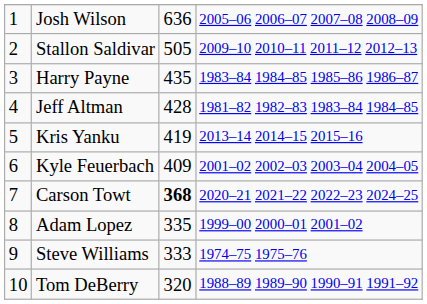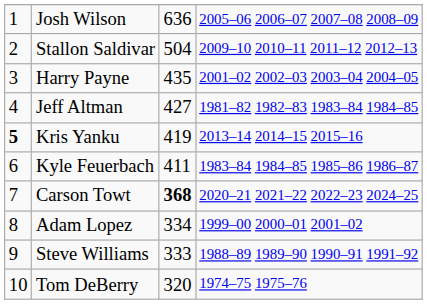(178, 48) 505 -> (178, 48) 504
(309, 78) 1983–84 1984–85 1985–86 1986–87 -> (309, 78) 2001–02 2002–03 2003–04 2004–05
(178, 107) 428 -> (178, 107) 427
(13, 136) normal -> (13, 136) bold
(178, 166) 409 -> (177, 166) 411
(309, 166) 2001–02 2002–03 2003–04 2004–05 -> (309, 166) 1983–84 1984–85 1985–86 1986–87
(178, 225) 335 -> (178, 225) 334
(253, 254) 1974–75 1975–76 -> (309, 254) 1988–89 1989–90 1990–91 1991–92
(309, 284) 1988–89 1989–90 1990–91 1991–92 -> (253, 284) 1974–75 1975–76
